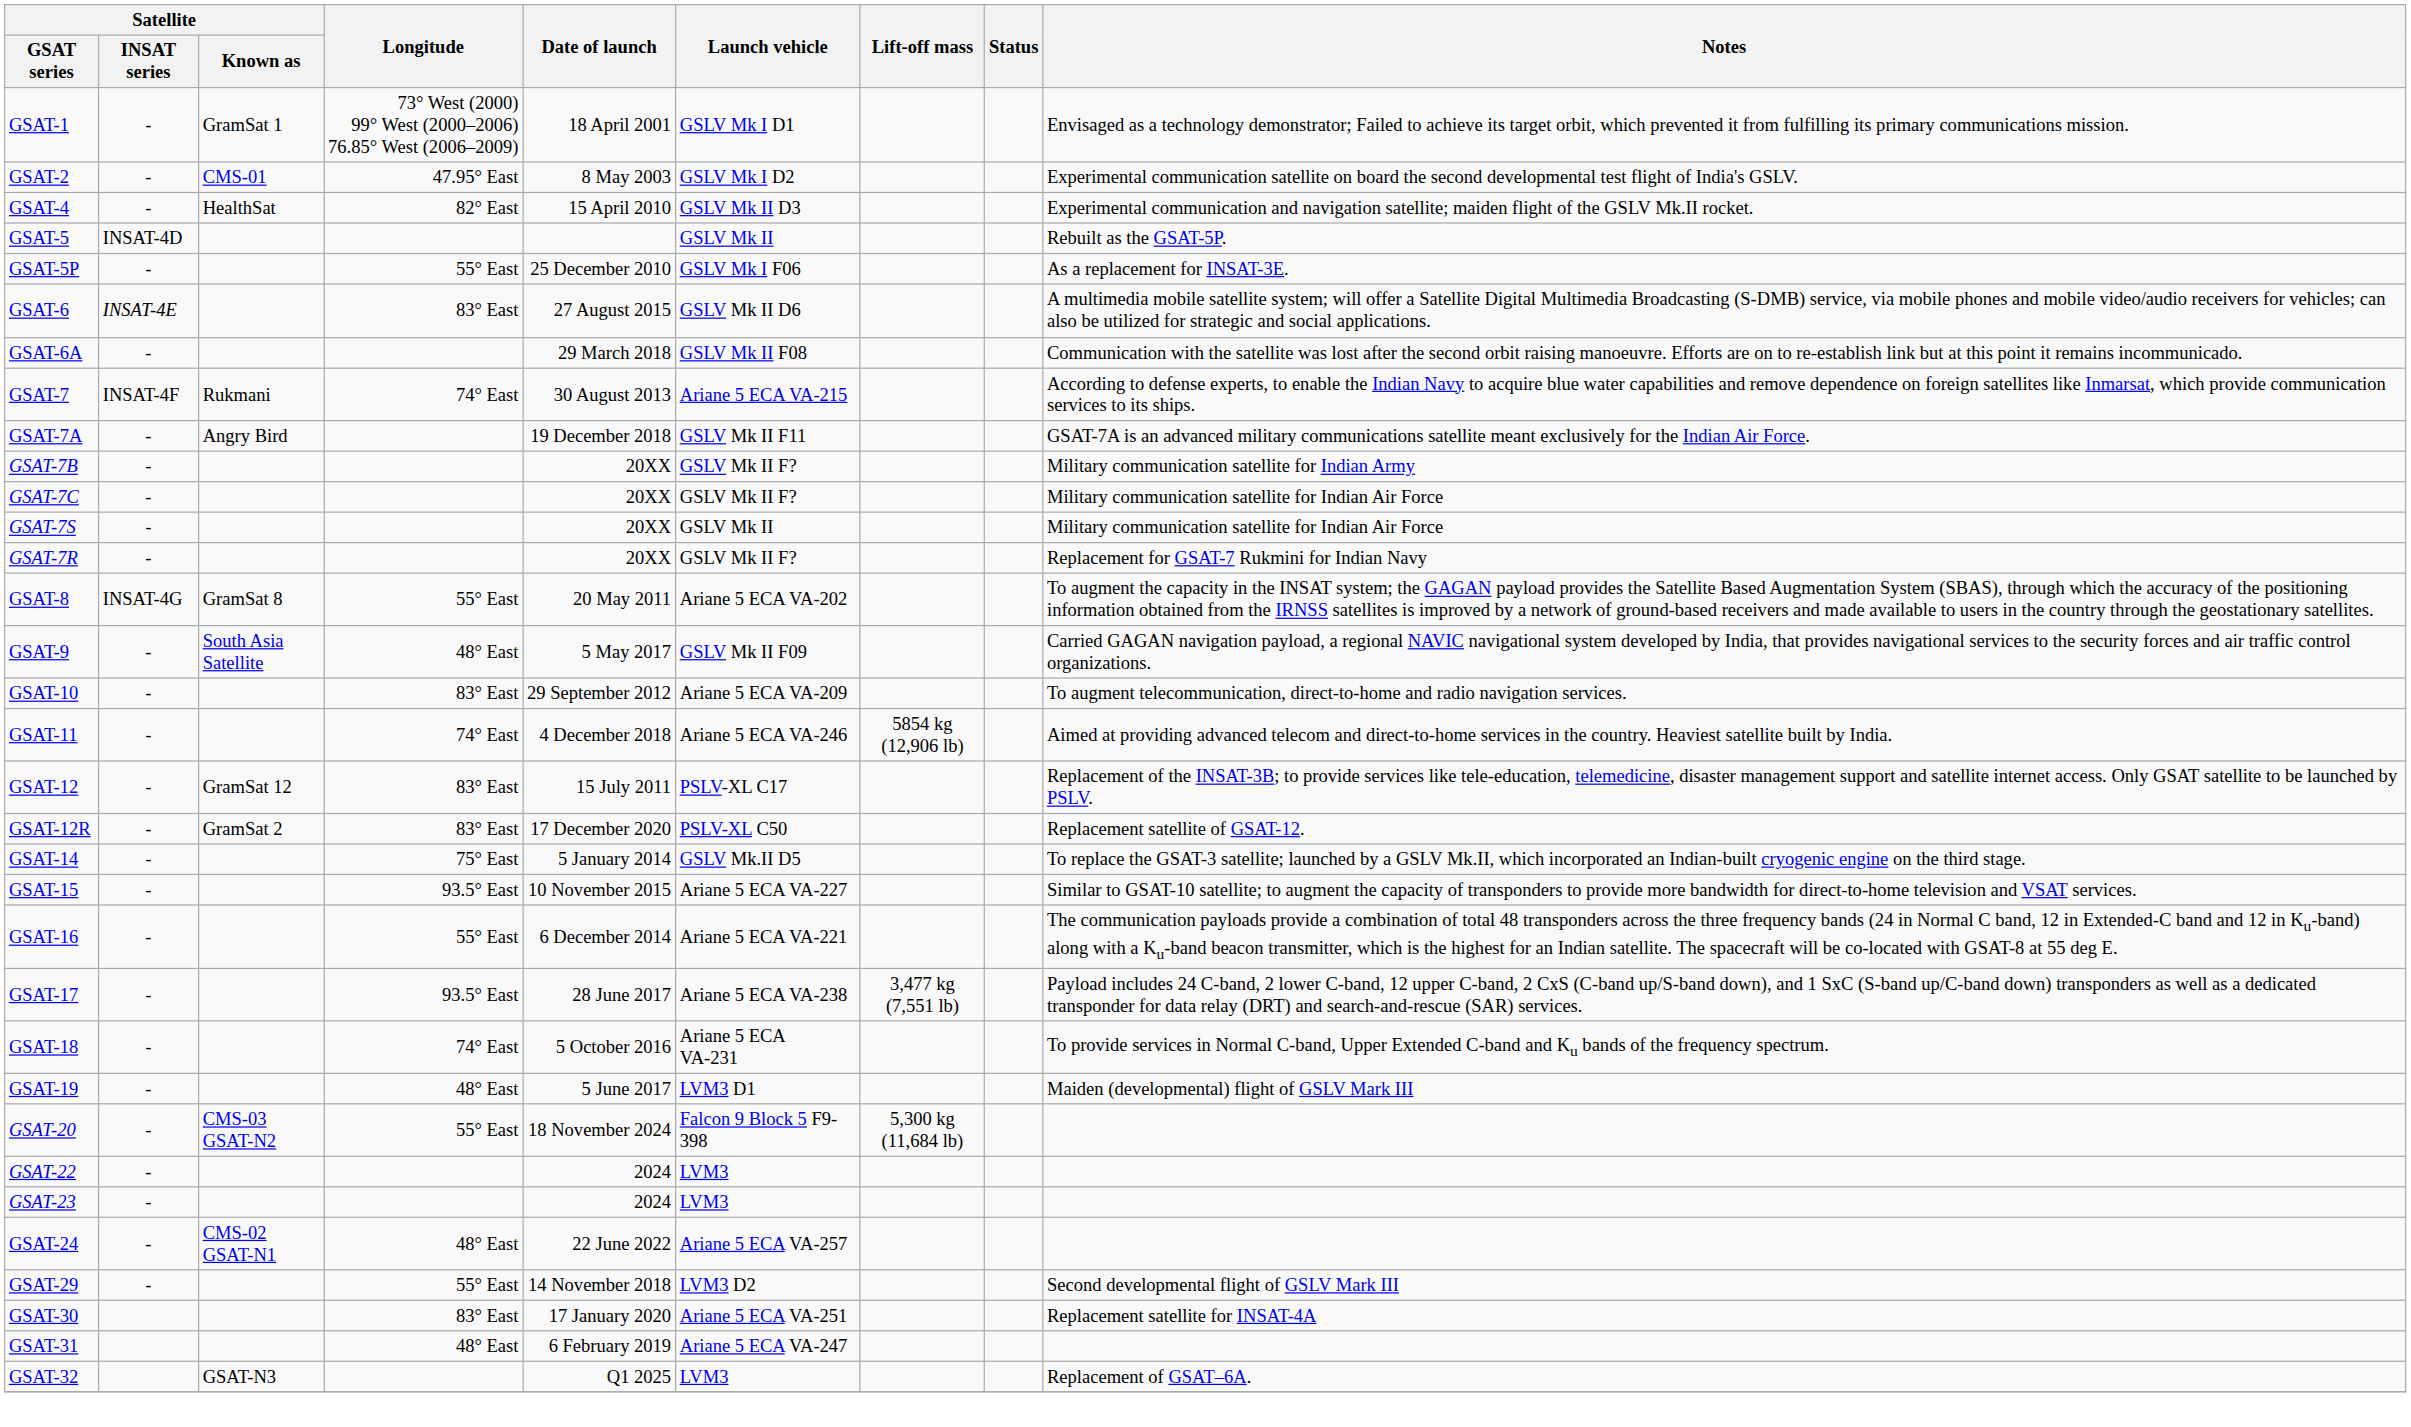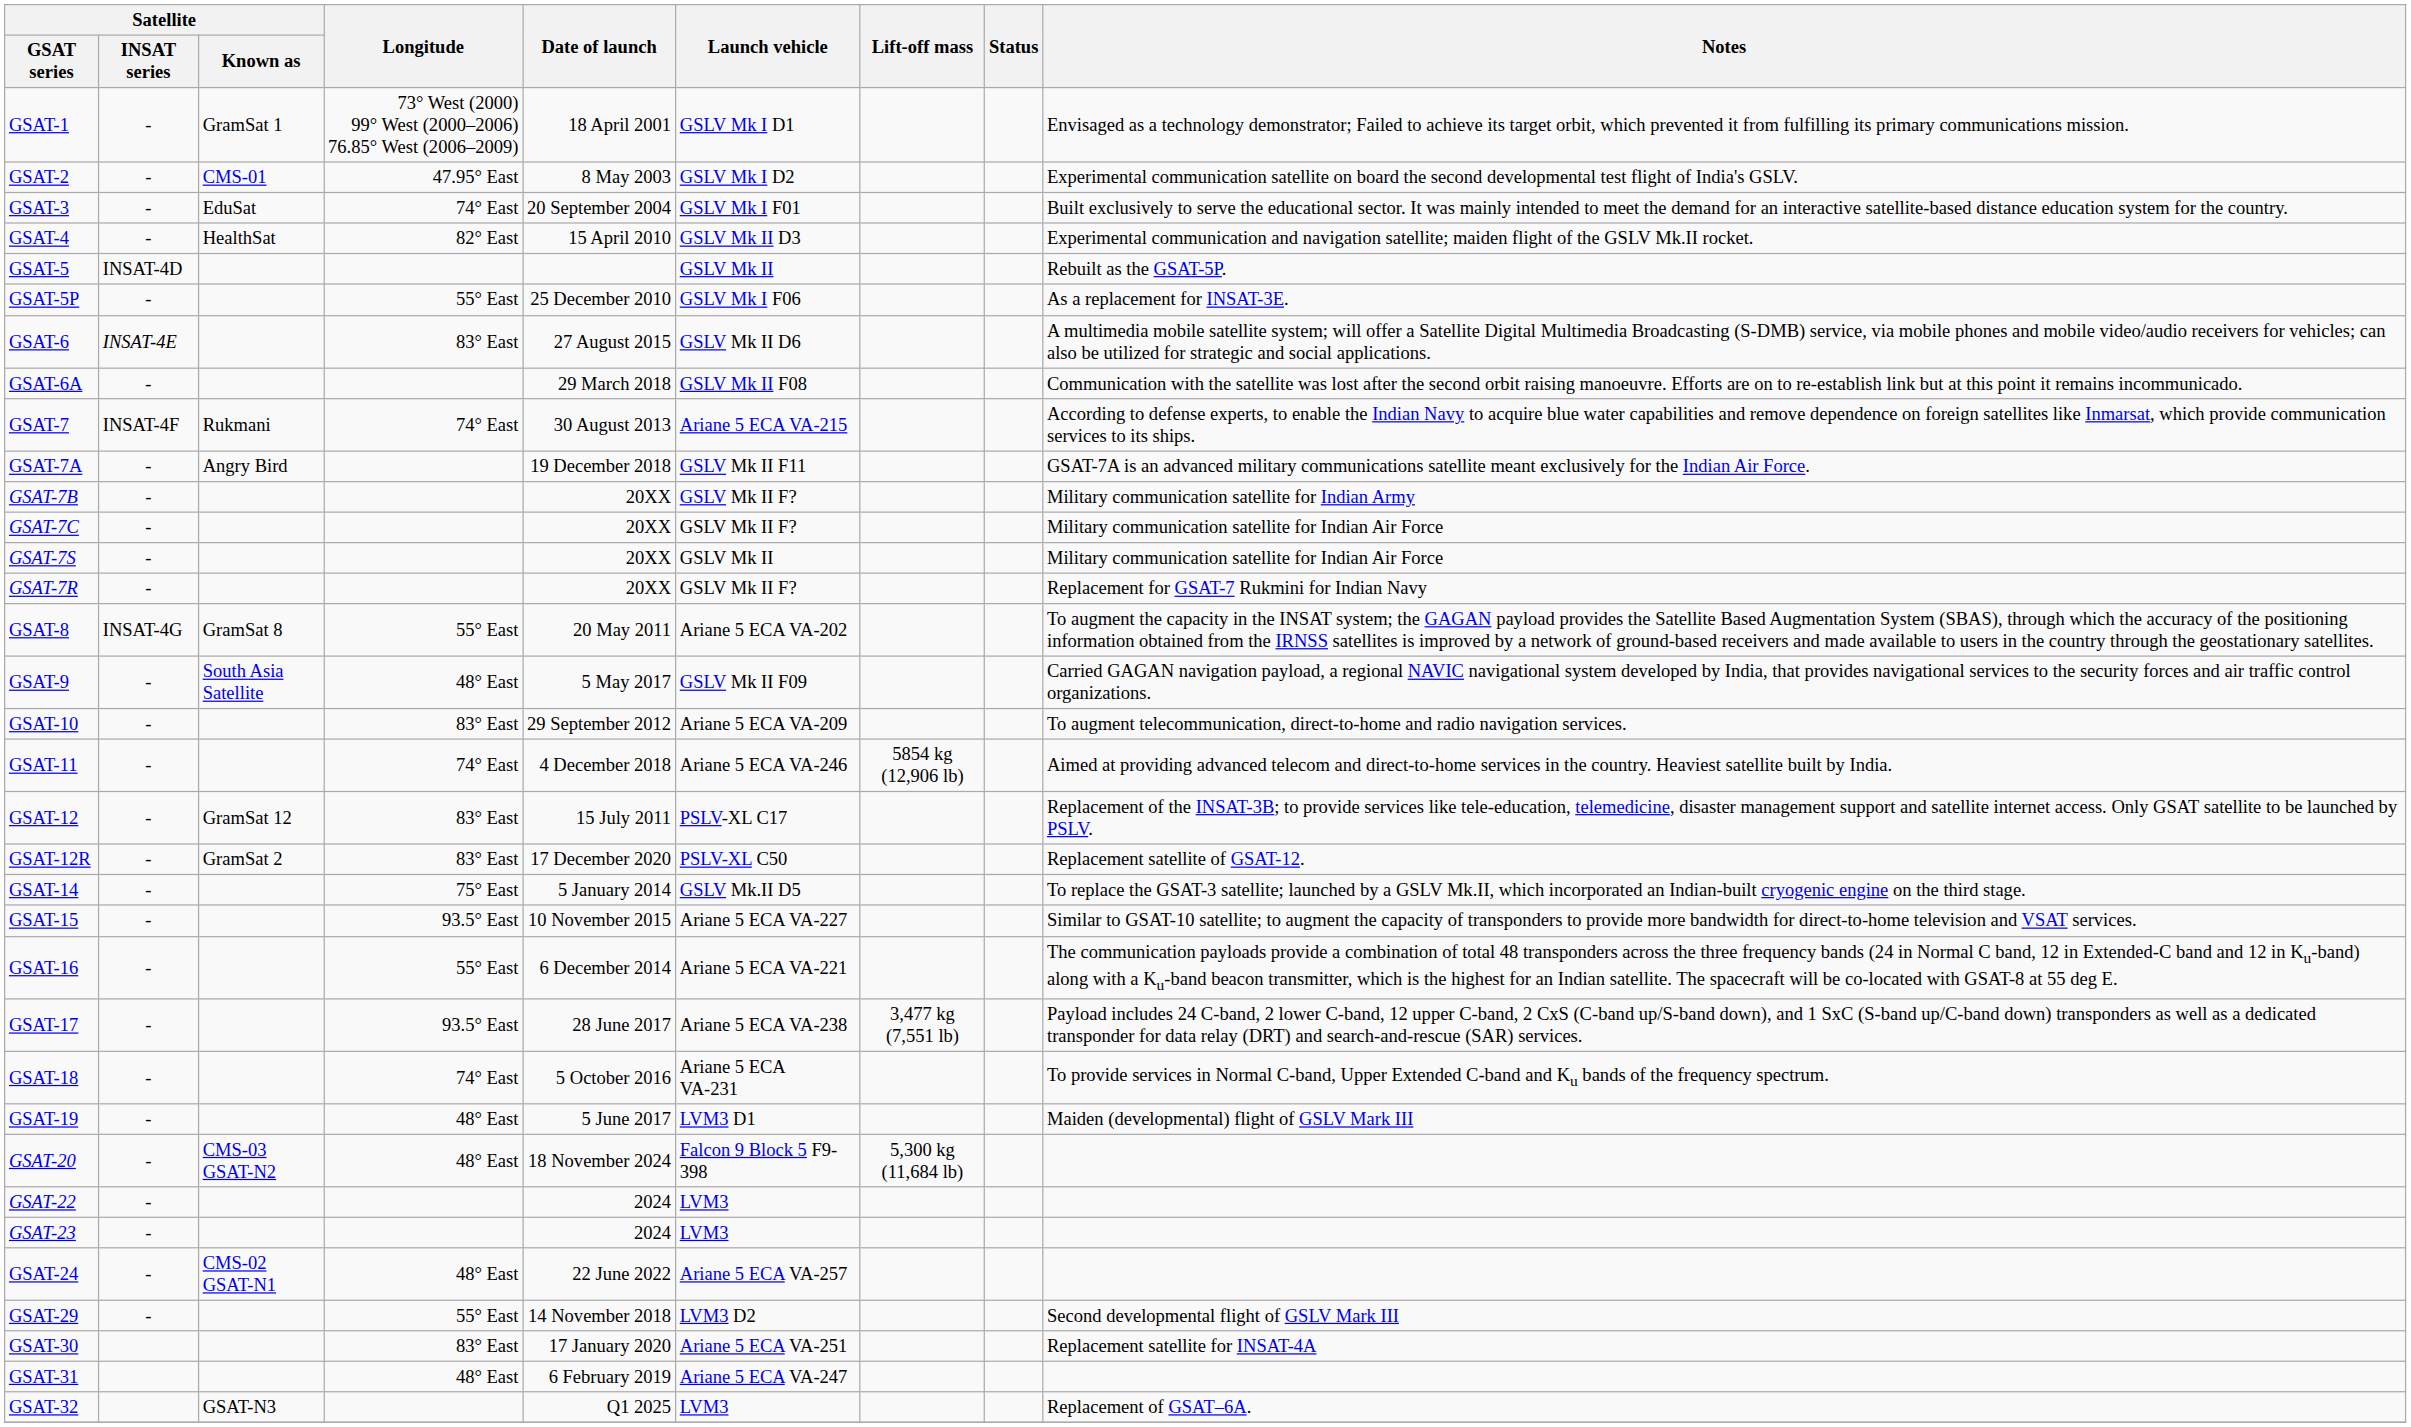+ row: (39, 208)
(487, 1129) 55° East -> (487, 1160) 48° East
